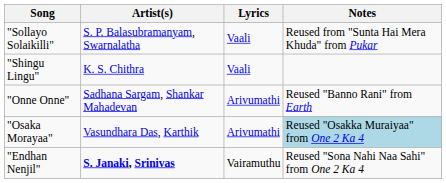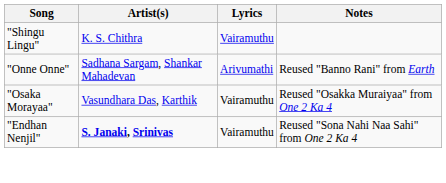- row: (30, 38)
(239, 69) Vaali -> (247, 38) Vairamuthu
(253, 132) Arivumathi -> (247, 100) Vairamuthu
(350, 132) lightblue background -> (356, 100) no background
